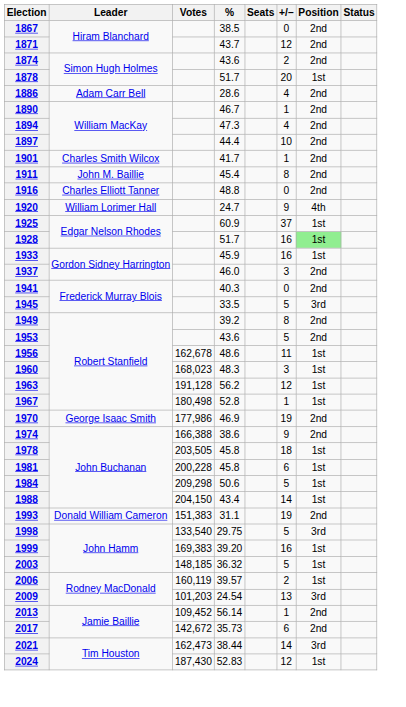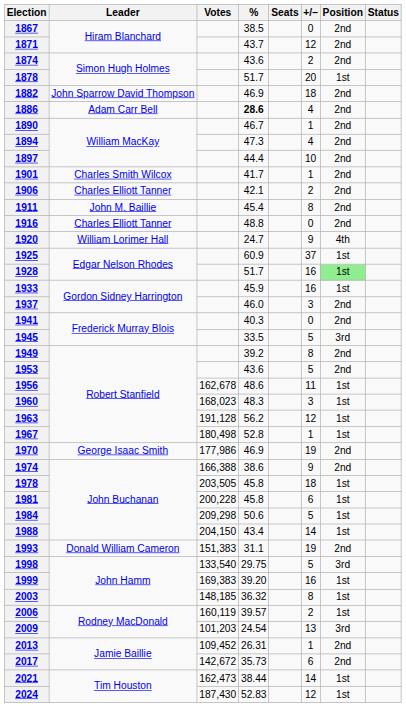+ row: (27, 93)
(229, 93) normal -> (254, 110) bold
+ row: (27, 191)
(286, 564) 5 -> (311, 597) 8
(229, 613) 56.14 -> (254, 645) 26.31
(318, 645) 3rd -> (343, 678) 1st
